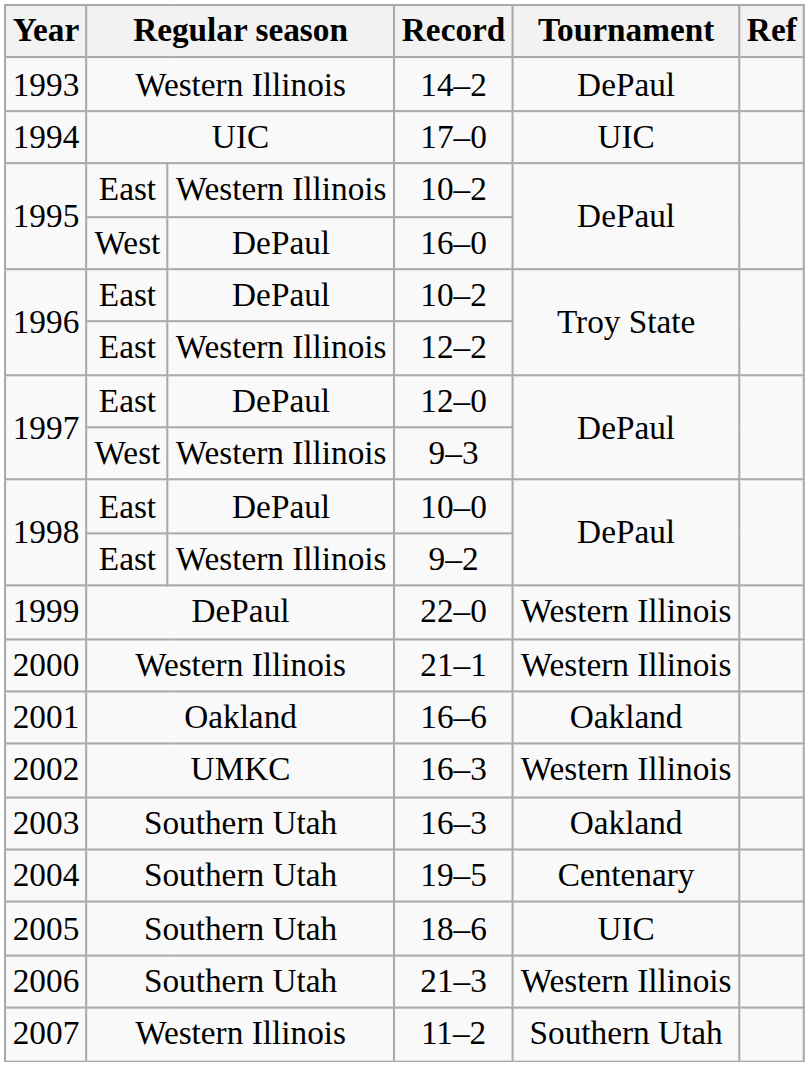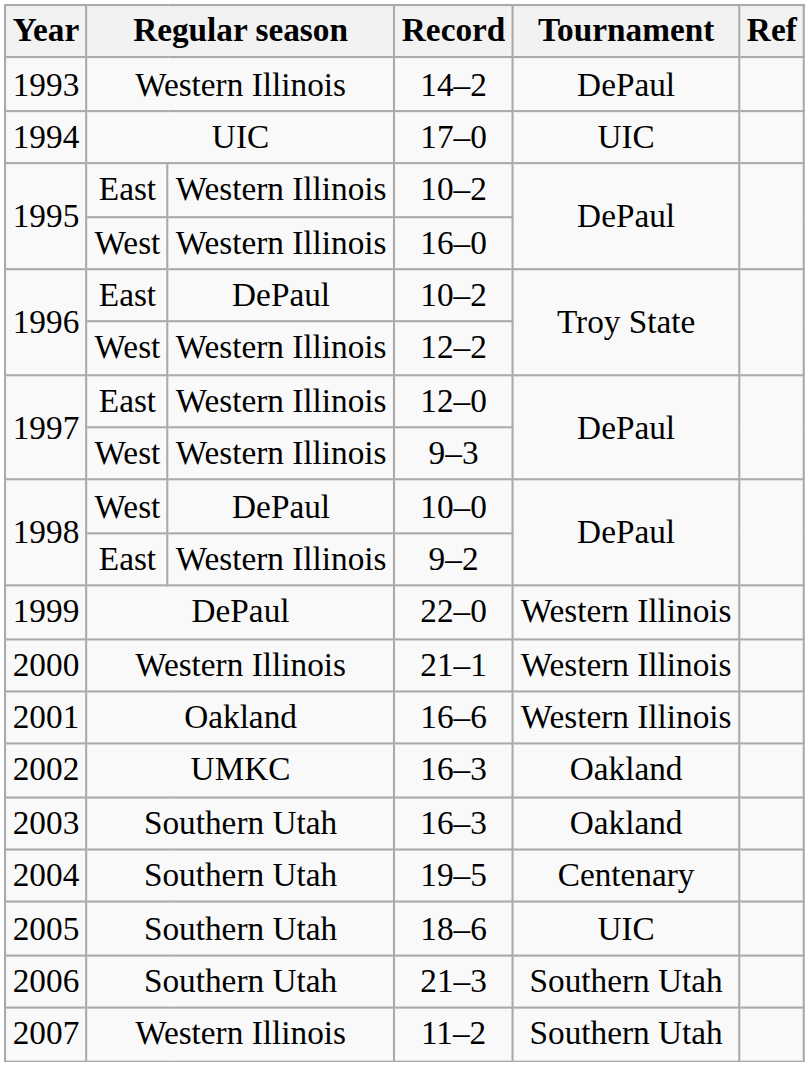(281, 242) DePaul -> (281, 242) Western Illinois
(127, 347) East -> (127, 347) West
(281, 400) DePaul -> (281, 400) Western Illinois
(127, 505) East -> (127, 505) West
(626, 717) Oakland -> (626, 717) Western Illinois
(626, 769) Western Illinois -> (626, 769) Oakland
(626, 980) Western Illinois -> (626, 980) Southern Utah
